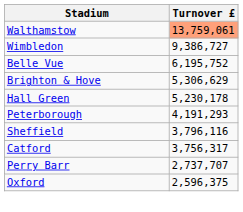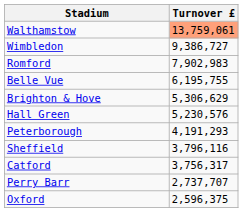+ row: (29, 64)
(200, 64) 6,195,752 -> (200, 81) 6,195,755
(200, 98) 5,230,178 -> (200, 115) 5,230,576
